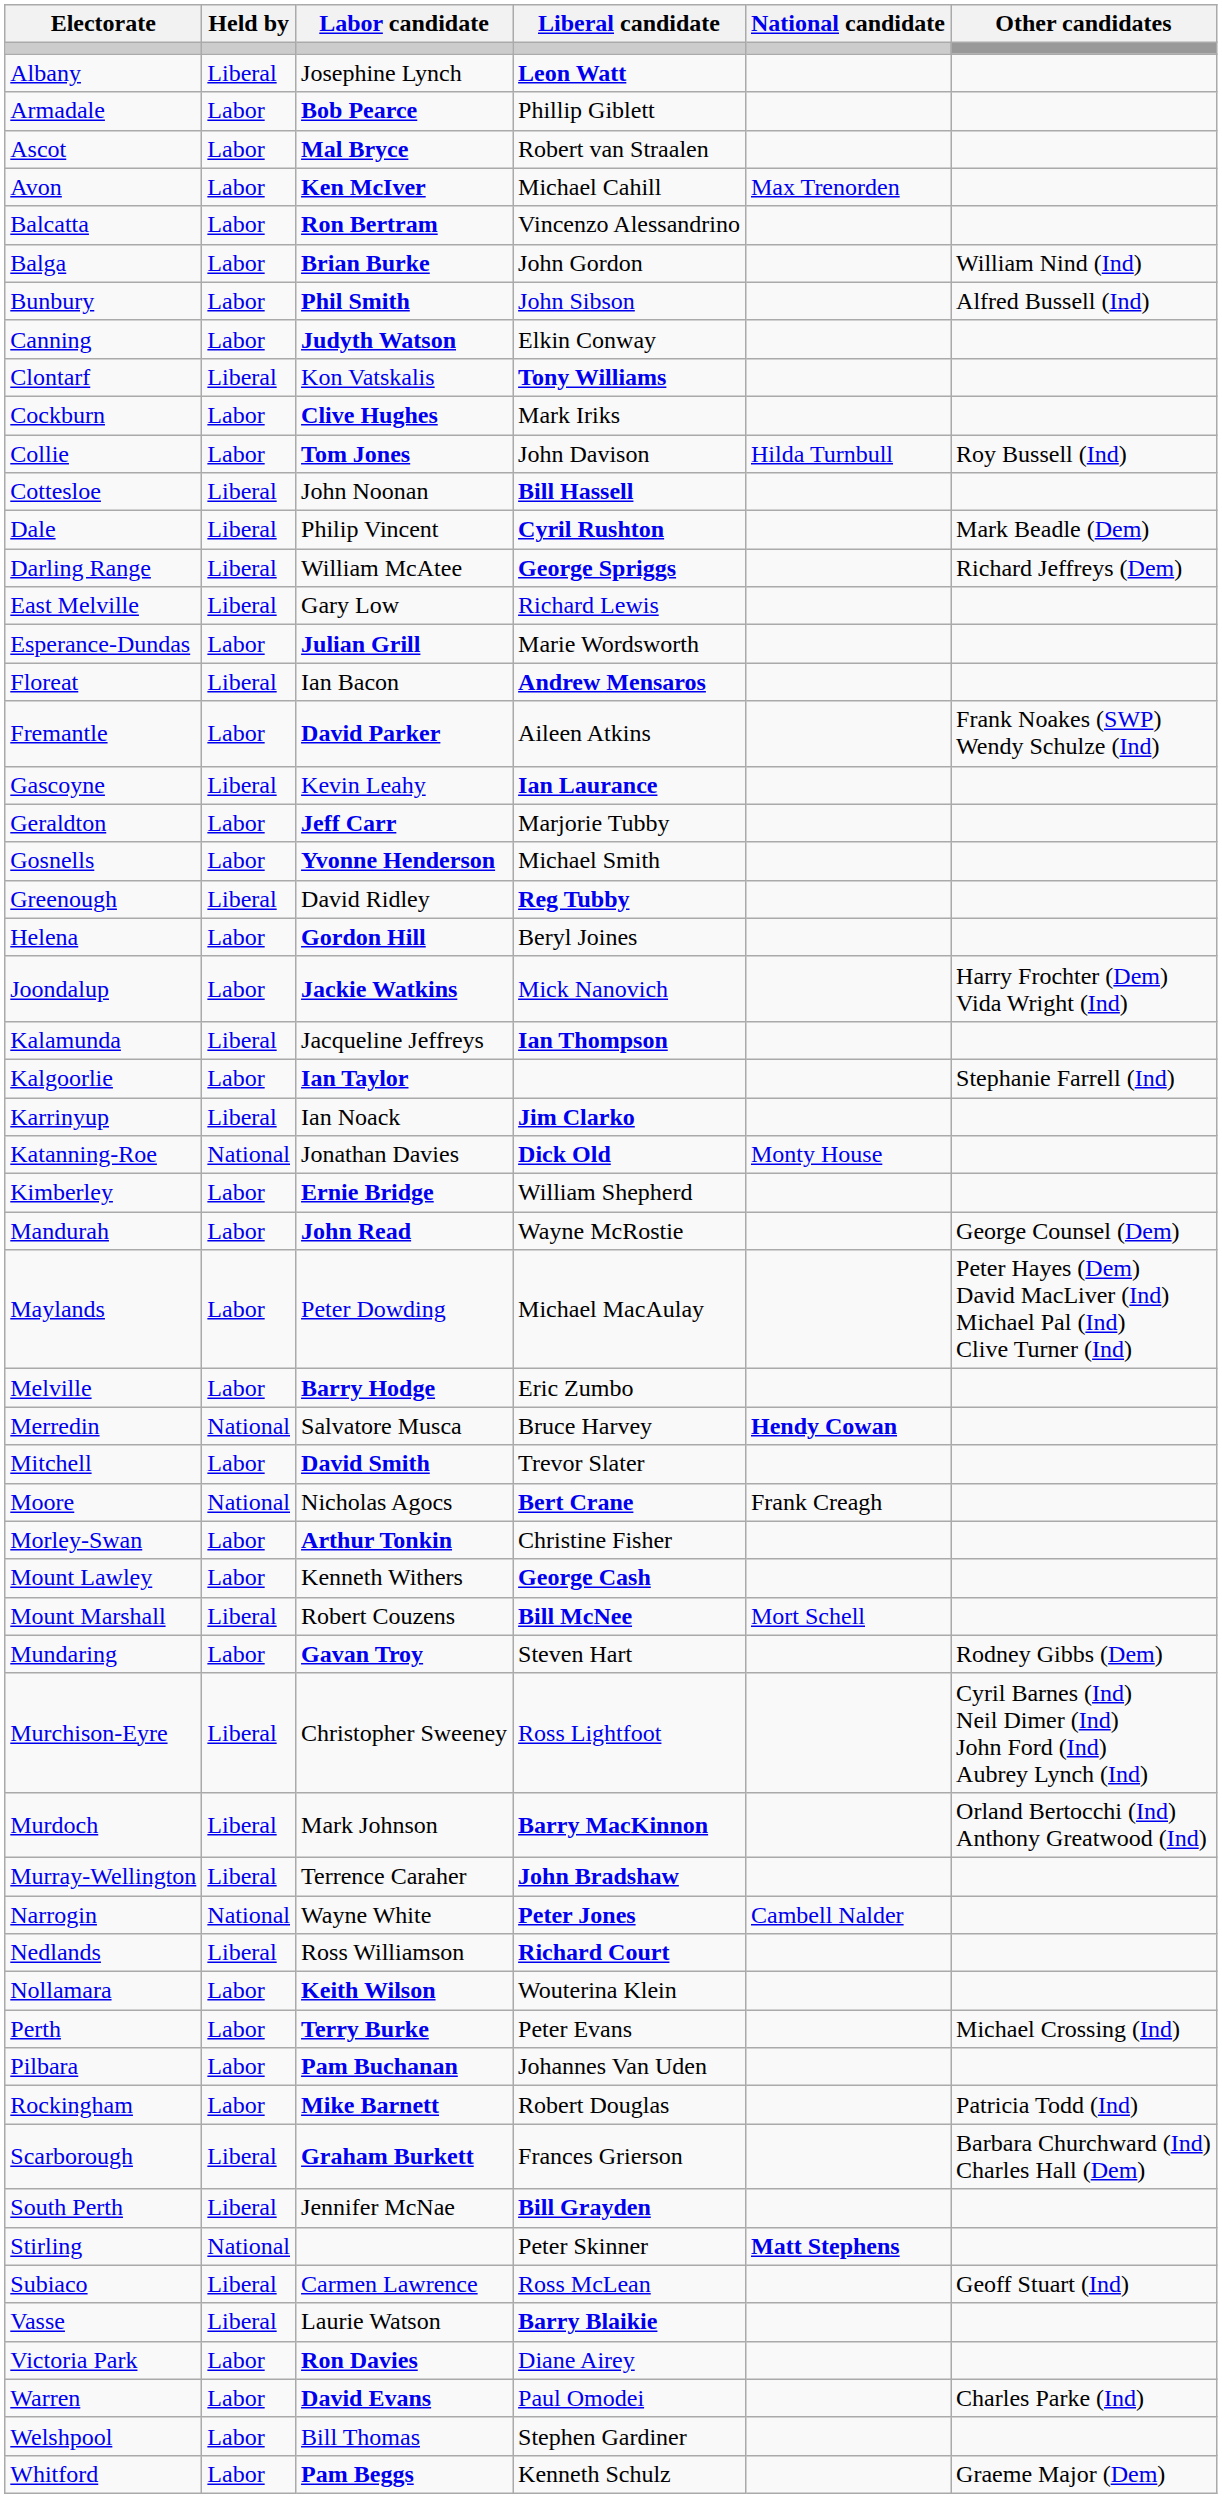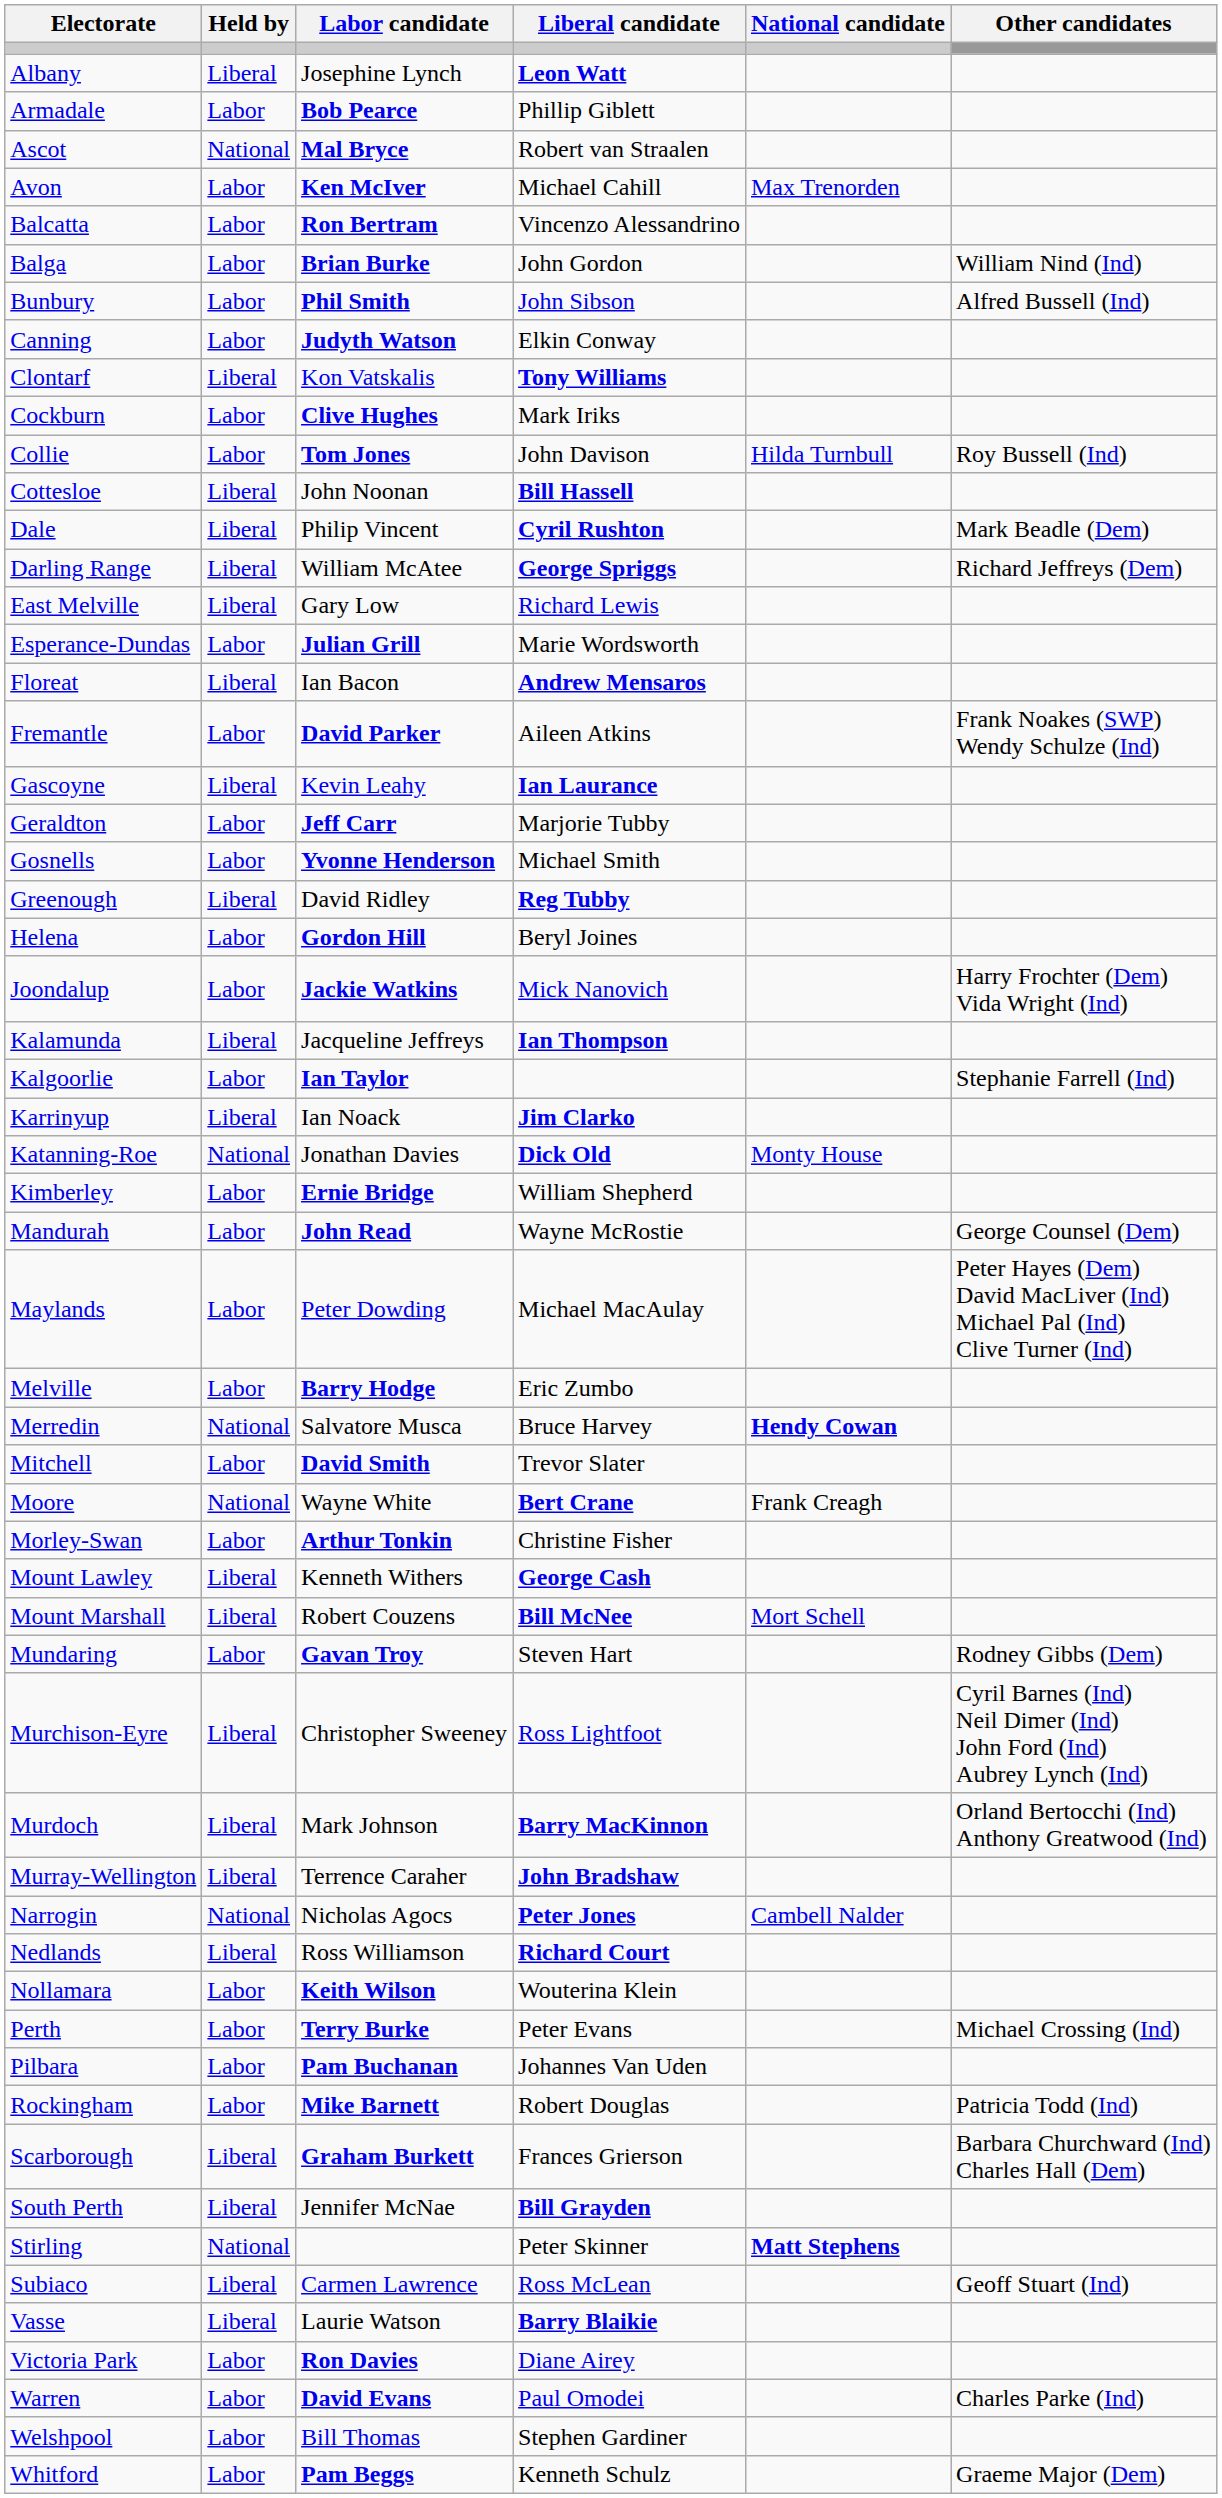(236, 148) Labor -> (249, 148) National
(377, 1501) Nicholas Agocs -> (366, 1501) Wayne White
(236, 1577) Labor -> (242, 1577) Liberal
(366, 1914) Wayne White -> (377, 1914) Nicholas Agocs
